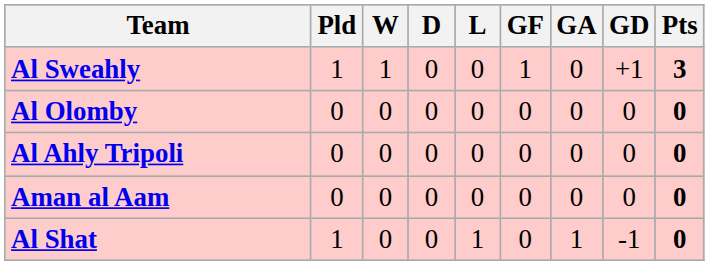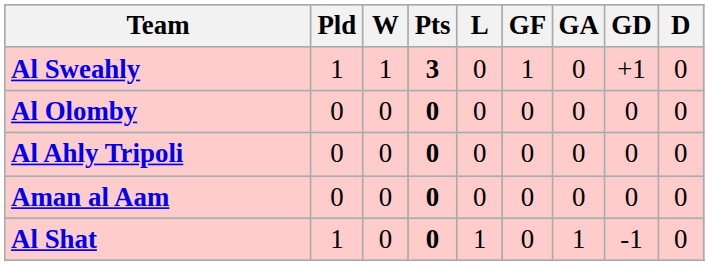columns swapped: (431, 25) <-> (680, 25)
